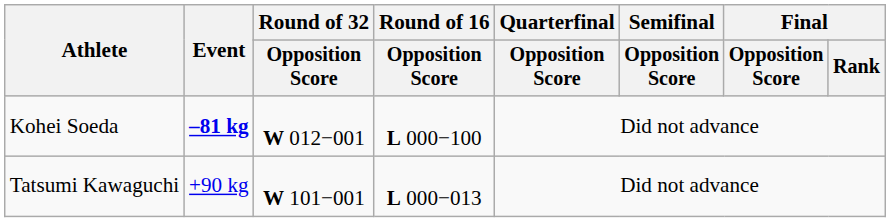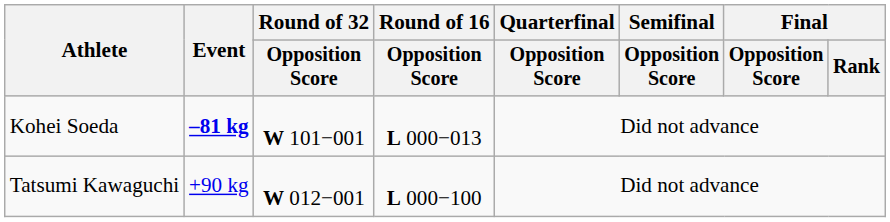(314, 138) W 012−001 -> (314, 138) W 101−001
(434, 138) L 000−100 -> (434, 138) L 000−013
(314, 198) W 101−001 -> (314, 198) W 012−001
(434, 198) L 000−013 -> (434, 198) L 000−100
